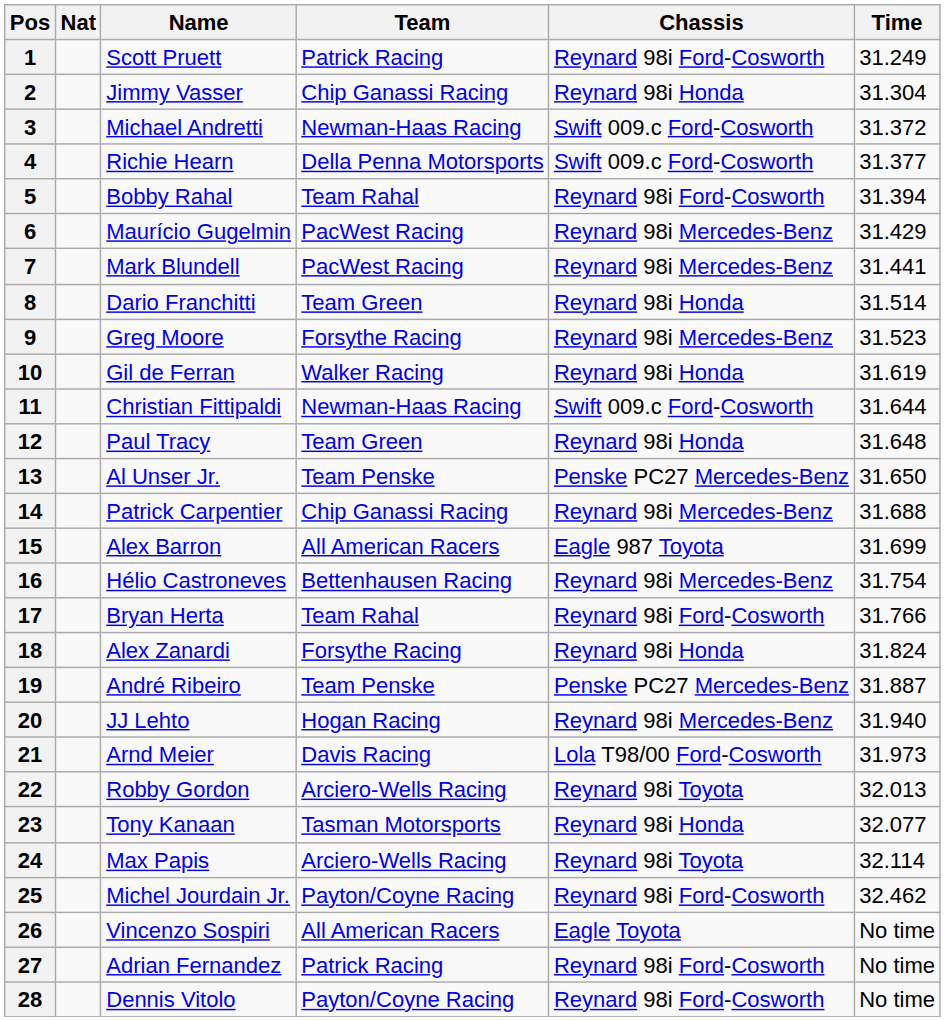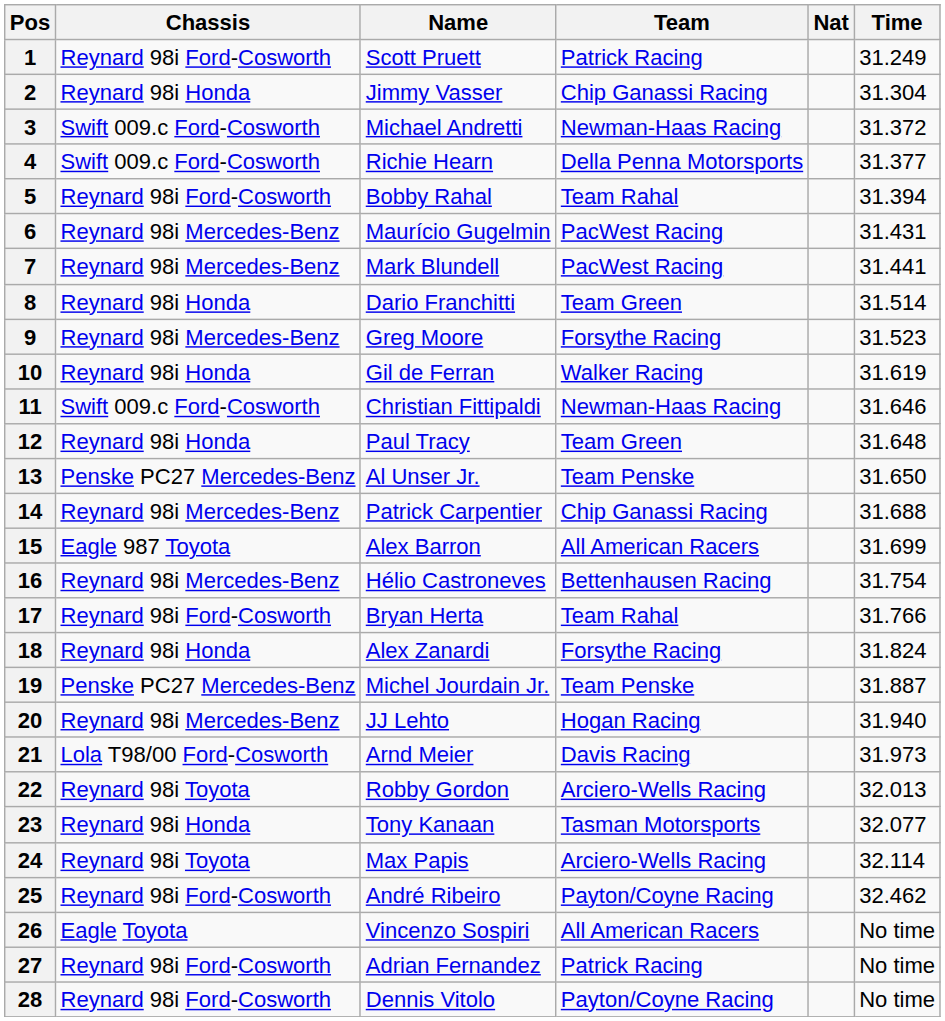columns swapped: (78, 22) <-> (701, 22)
(893, 232) 31.429 -> (893, 232) 31.431
(893, 406) 31.644 -> (893, 406) 31.646
(174, 685) André Ribeiro -> (458, 685) Michel Jourdain Jr.
(198, 895) Michel Jourdain Jr. -> (433, 895) André Ribeiro
